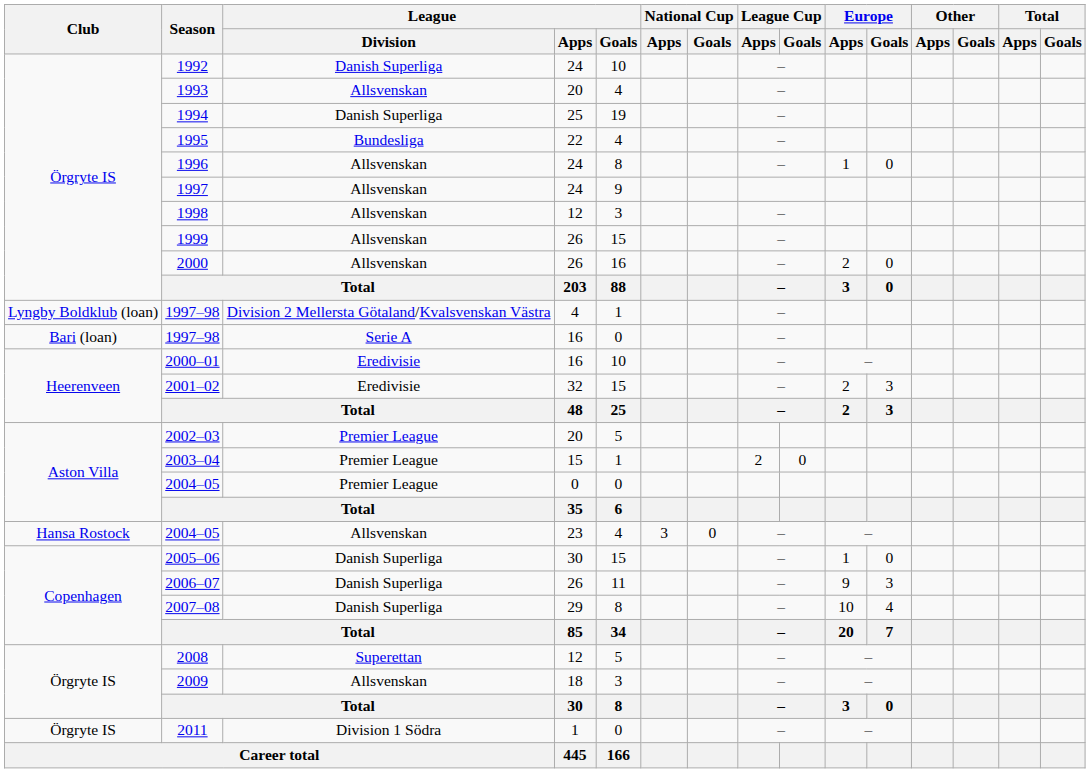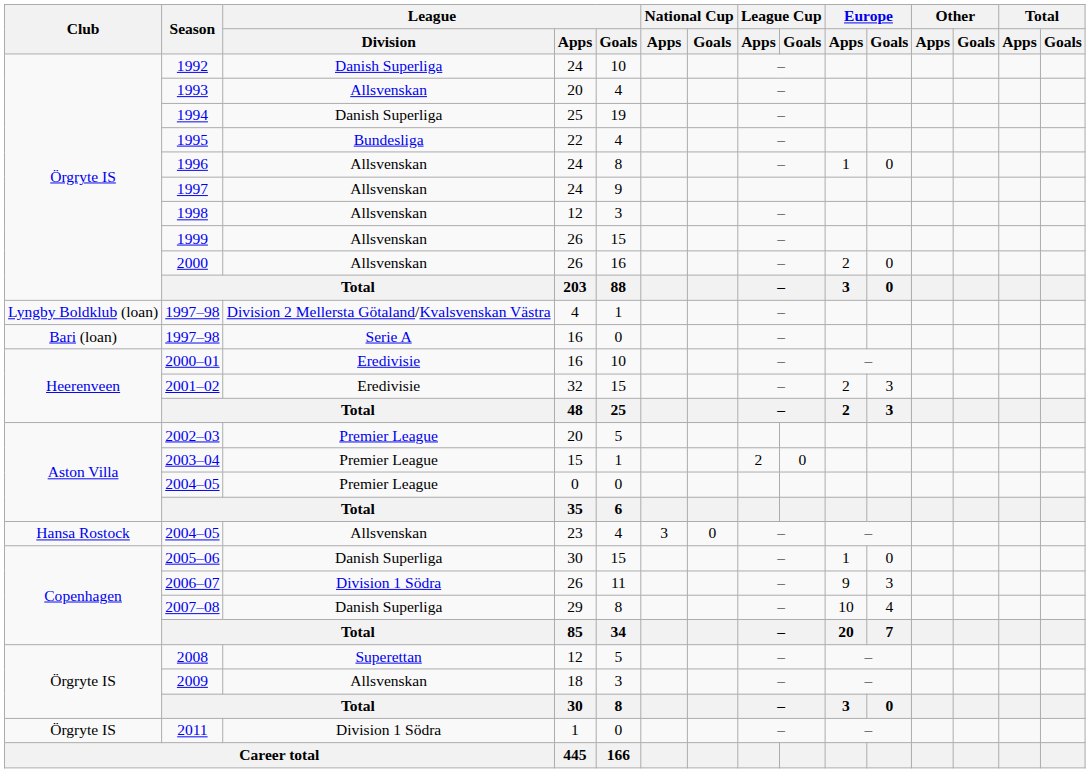(389, 582) Danish Superliga -> (389, 582) Division 1 Södra
